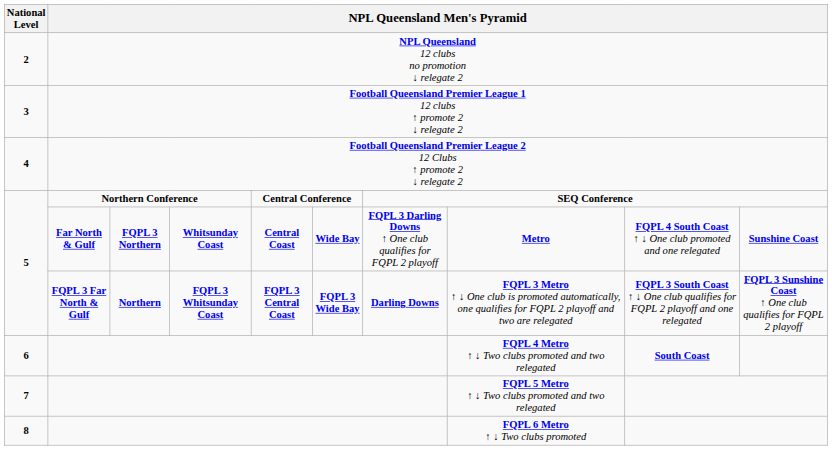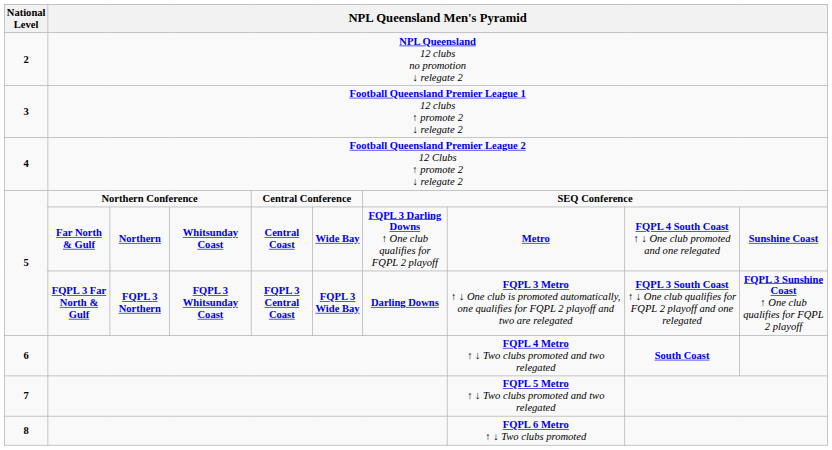(140, 239) FQPL 3 Northern -> (140, 239) Northern
(140, 303) Northern -> (140, 303) FQPL 3 Northern
